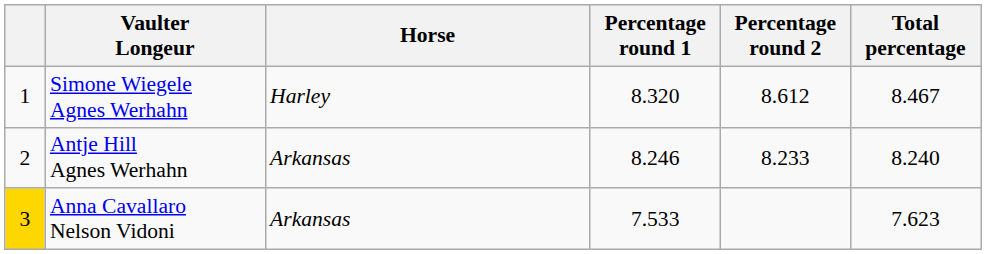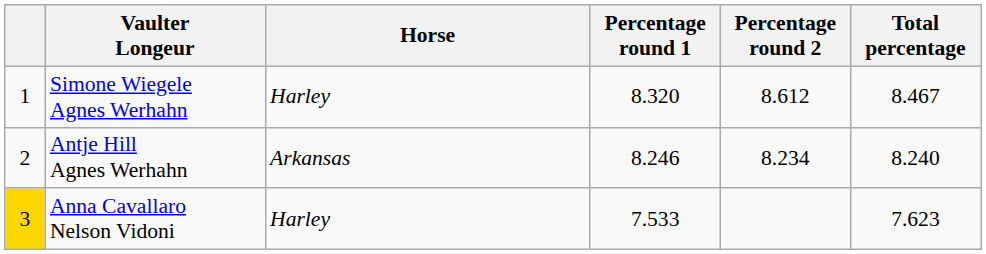(785, 157) 8.233 -> (785, 157) 8.234
(310, 218) Arkansas -> (300, 218) Harley
